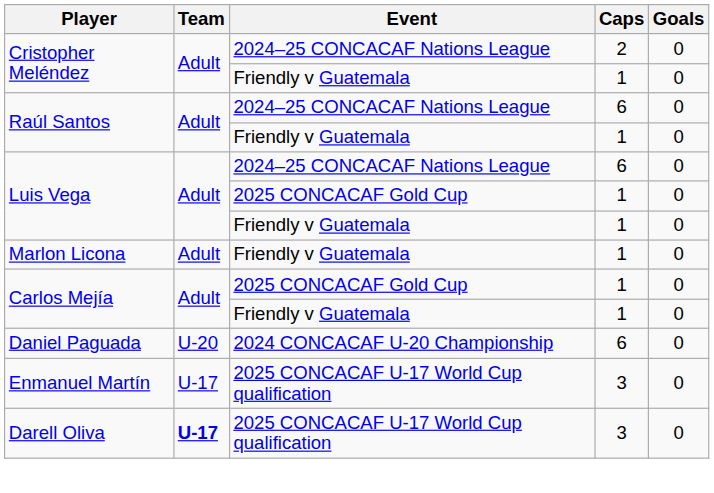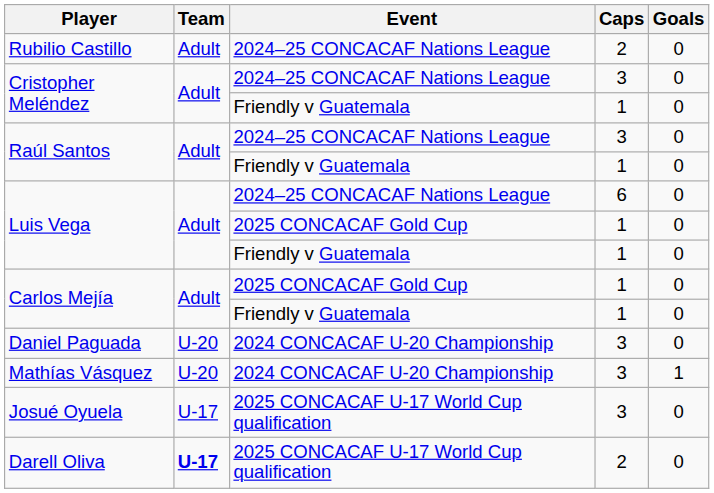+ row: (70, 48)
(622, 48) 2 -> (622, 78) 3
(622, 107) 6 -> (622, 136) 3
- row: (67, 254)
(622, 343) 6 -> (622, 343) 3
+ row: (81, 372)
- row: (80, 382)
+ row: (66, 412)
(622, 433) 3 -> (622, 462) 2
